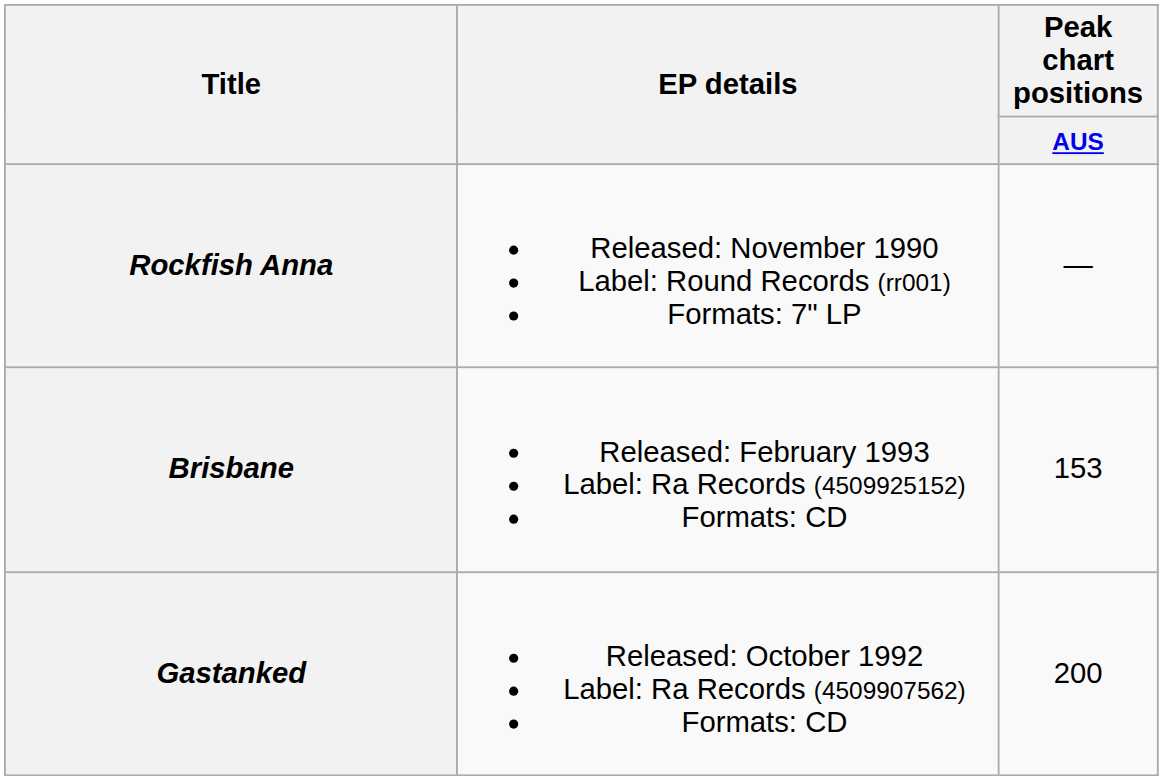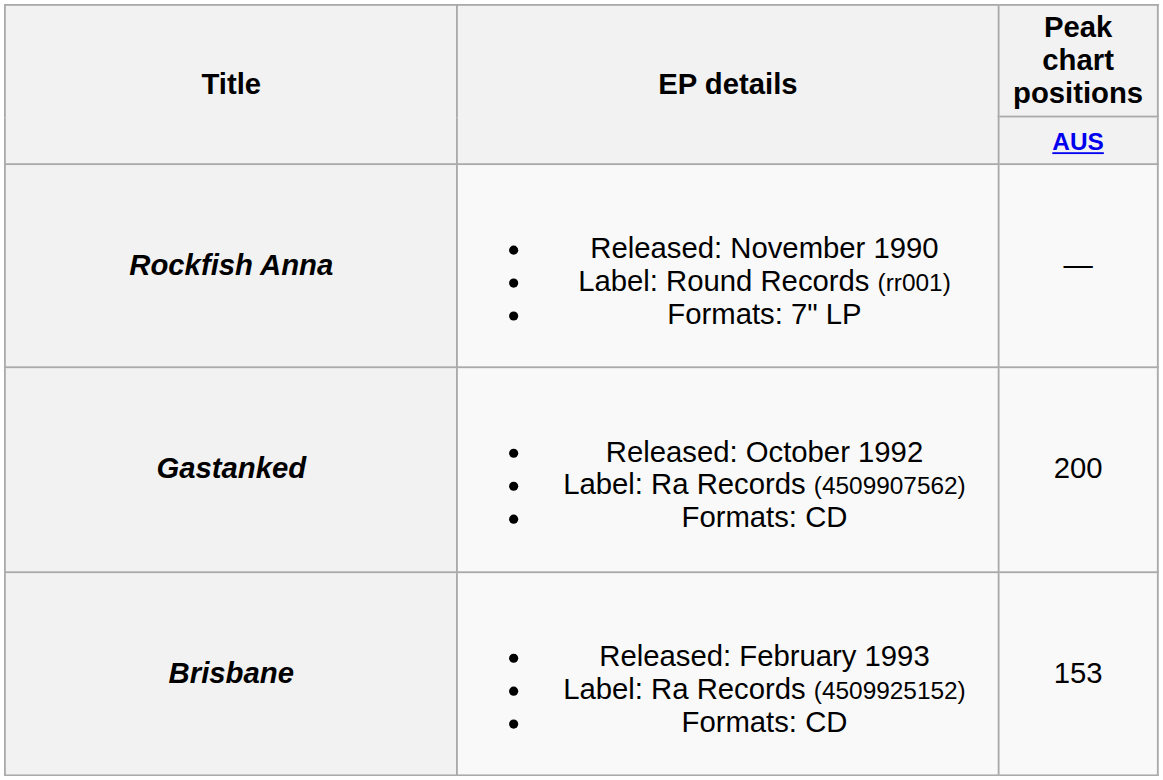rows swapped: (231, 672) <-> (231, 468)
